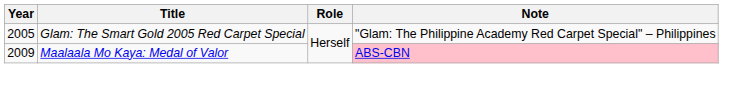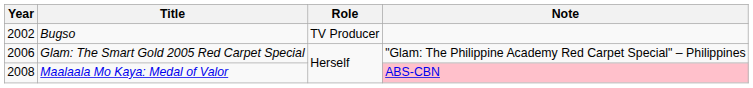+ row: (58, 33)
(21, 33) 2005 -> (21, 53) 2006
(21, 53) 2009 -> (21, 72) 2008
